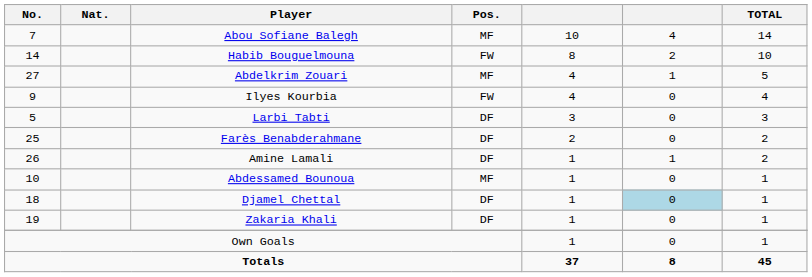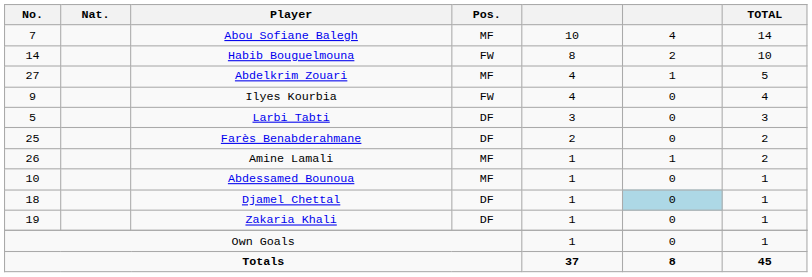(487, 159) DF -> (487, 159) MF
